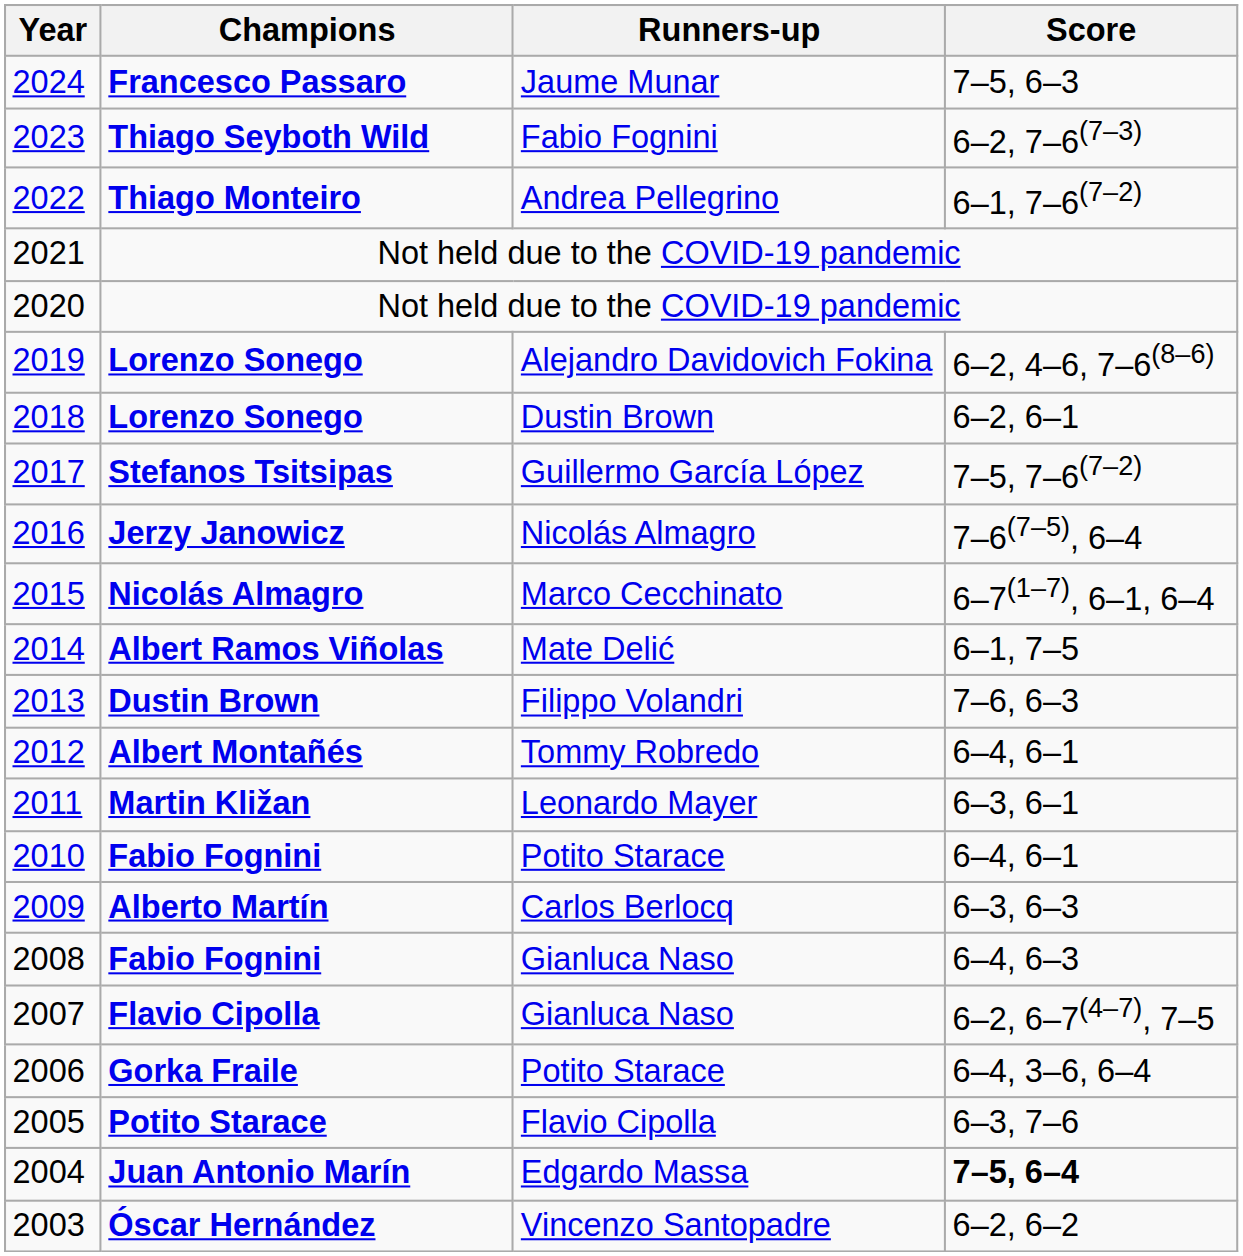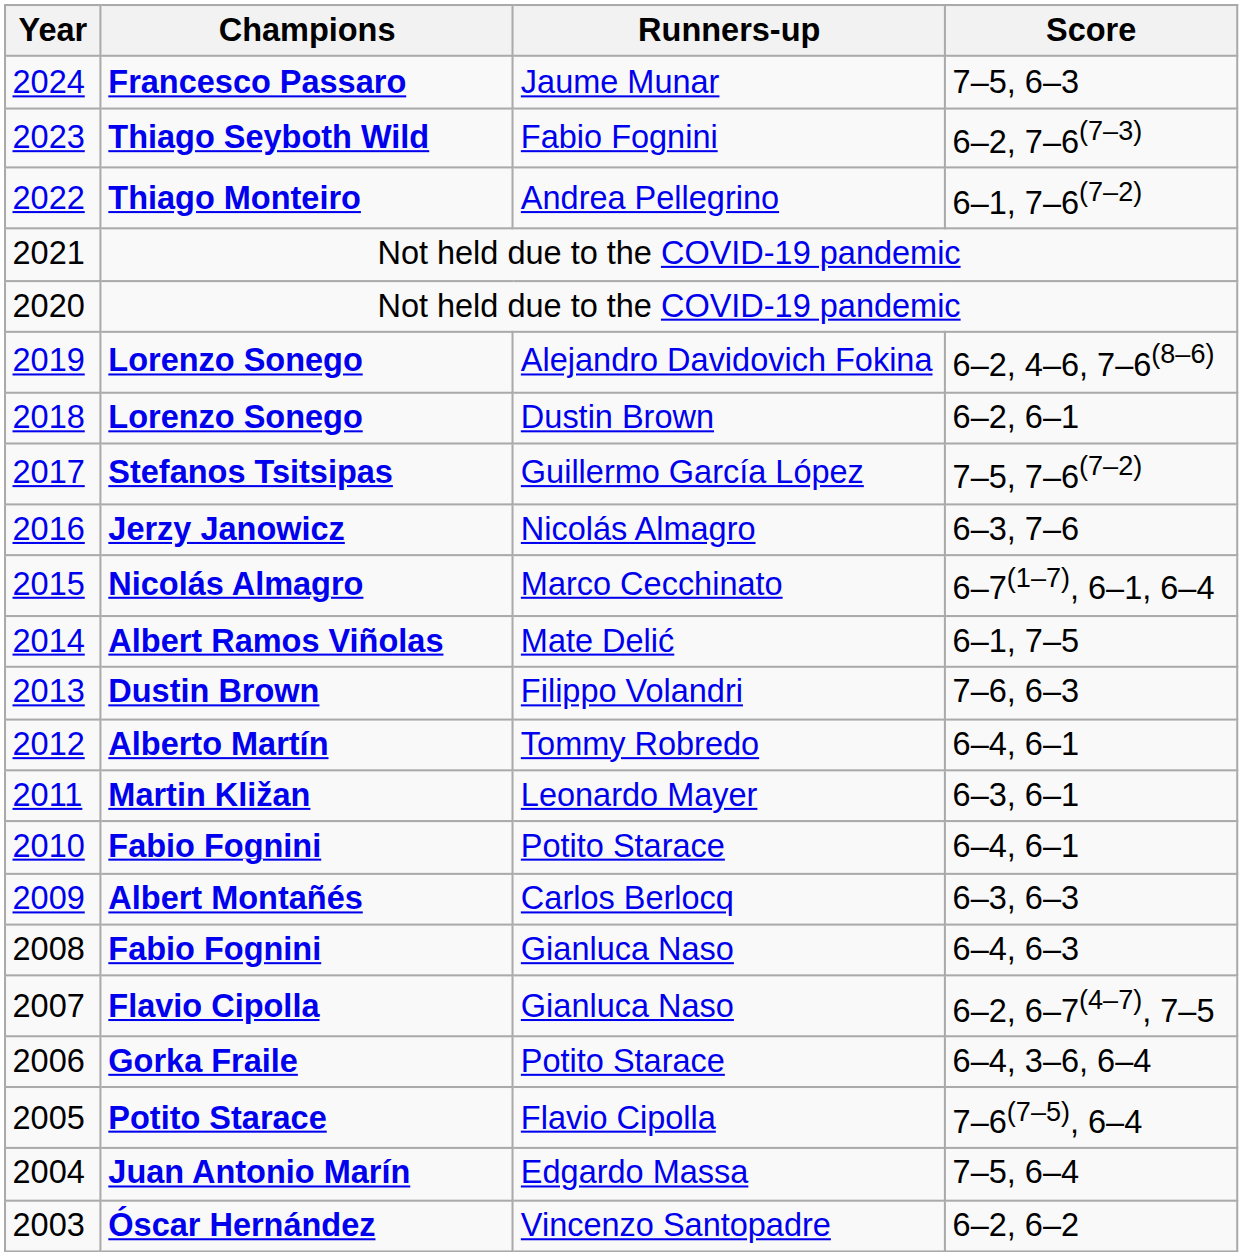(1047, 533) 7–6(7–5), 6–4 -> (1016, 529) 6–3, 7–6
(236, 752) Albert Montañés -> (218, 743) Alberto Martín
(218, 907) Alberto Martín -> (236, 898) Albert Montañés
(1016, 1121) 6–3, 7–6 -> (1047, 1117) 7–6(7–5), 6–4
(1016, 1173) bold -> (1016, 1173) normal
